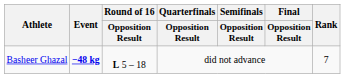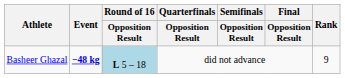(129, 65) no background -> (129, 65) lightblue background
(326, 60) 7 -> (326, 60) 9
